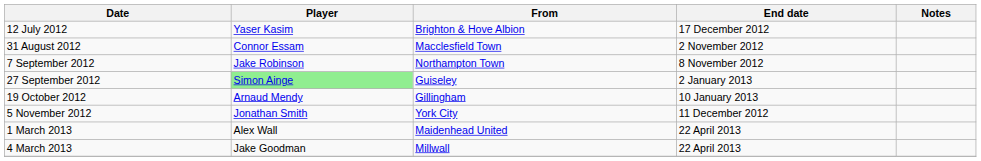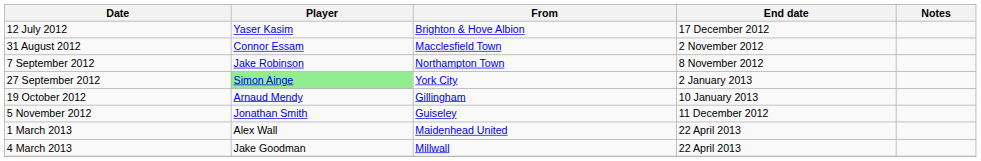(436, 80) Guiseley -> (436, 80) York City
(436, 114) York City -> (436, 114) Guiseley
